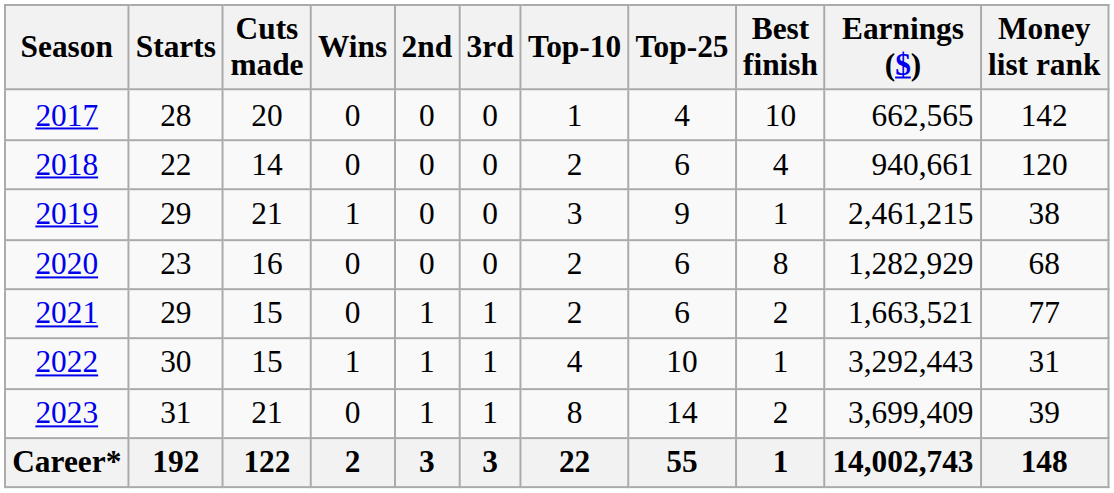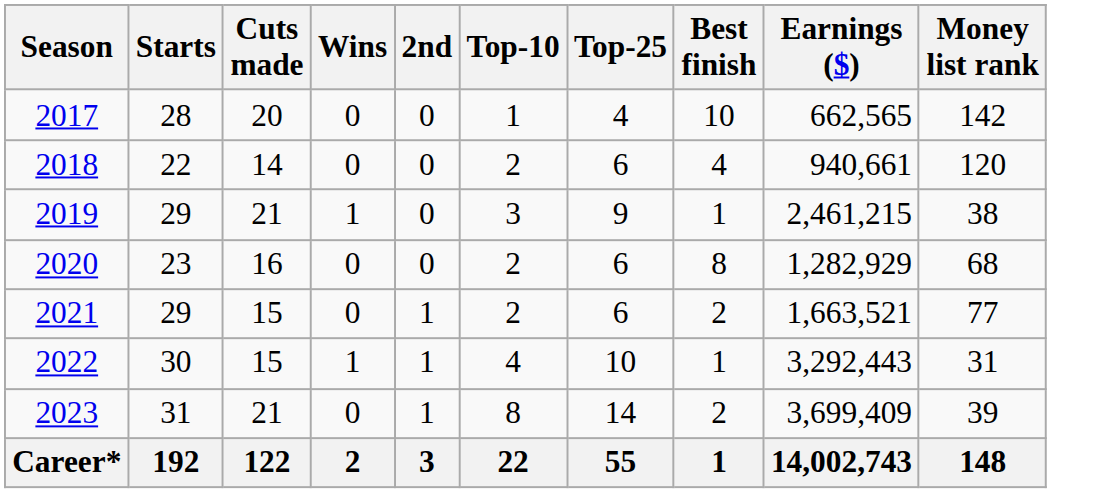- column: (490, 47)
